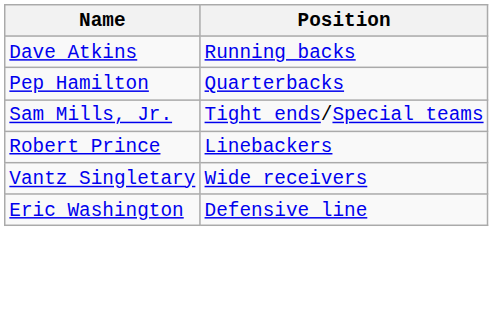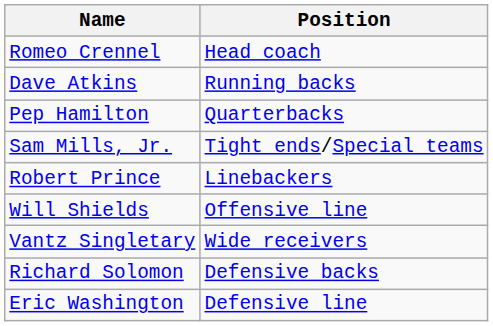+ row: (85, 52)
+ row: (79, 210)
+ row: (97, 273)
